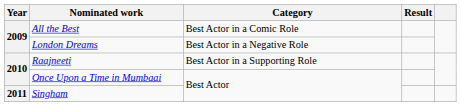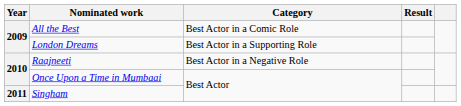(247, 45) Best Actor in a Negative Role -> (251, 45) Best Actor in a Supporting Role
(251, 61) Best Actor in a Supporting Role -> (247, 61) Best Actor in a Negative Role
